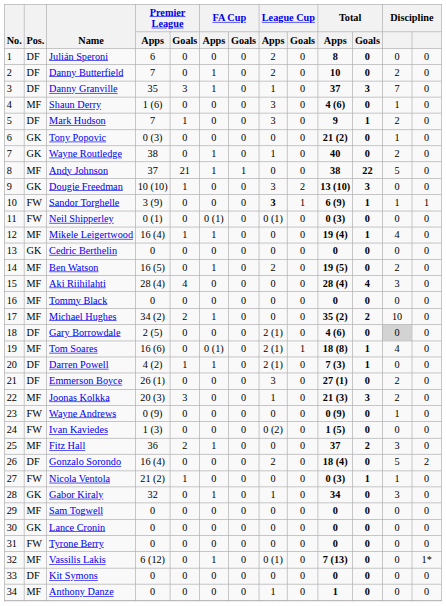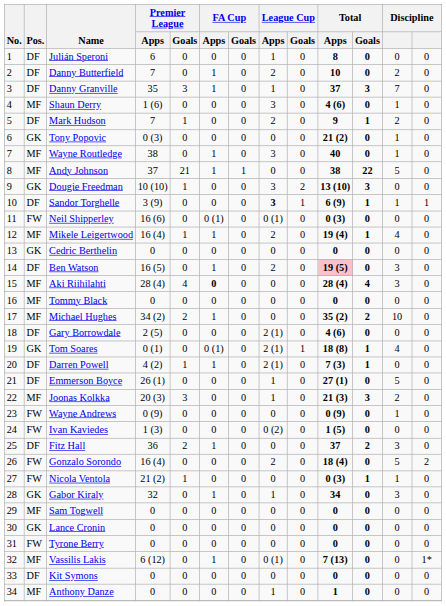(273, 56) 2 -> (273, 56) 1
(273, 121) 3 -> (273, 121) 2
(34, 154) GK -> (34, 154) MF
(273, 154) 1 -> (273, 154) 3
(397, 154) 2 -> (397, 154) 1
(34, 202) FW -> (33, 202) DF
(153, 219) 0 (1) -> (153, 219) 16 (6)
(273, 235) 0 -> (273, 235) 2
(34, 267) MF -> (33, 267) DF
(335, 267) no background -> (335, 267) pink background
(397, 267) 2 -> (397, 267) 3
(214, 283) normal -> (214, 283) bold
(397, 332) lightgrey background -> (397, 332) no background
(34, 348) MF -> (34, 348) GK
(153, 348) 16 (6) -> (153, 348) 0 (1)
(273, 381) 3 -> (273, 381) 1
(397, 381) 2 -> (397, 381) 5
(34, 446) MF -> (33, 446) DF
(33, 462) DF -> (34, 462) FW
